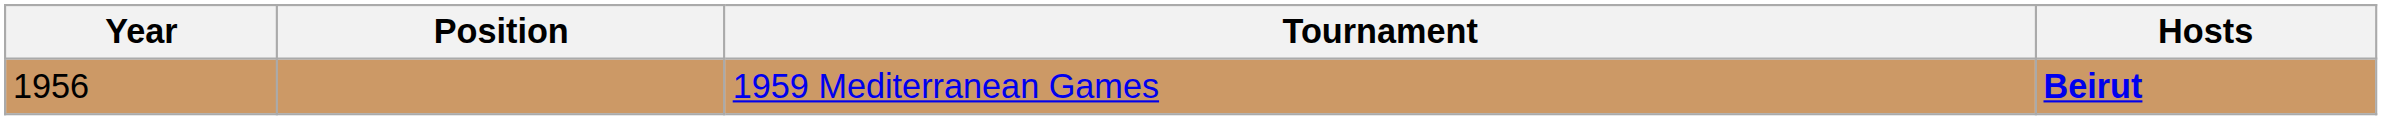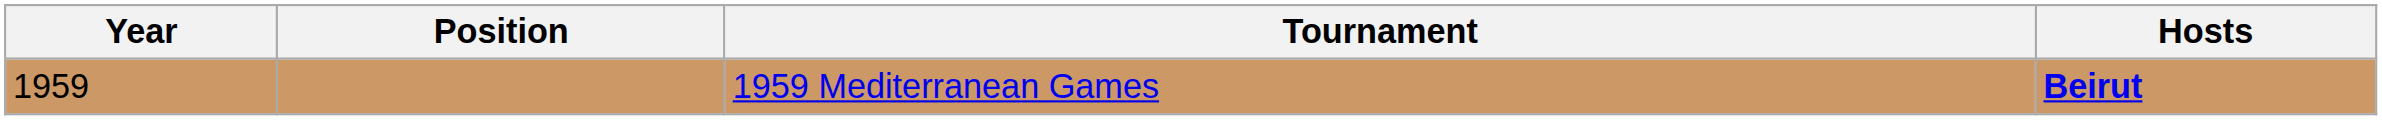(51, 85) 1956 -> (51, 85) 1959
